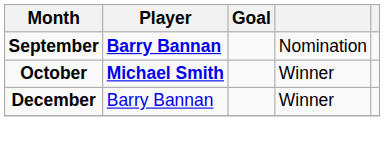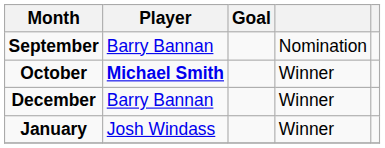(164, 45) bold -> (160, 45) normal
+ row: (54, 128)
